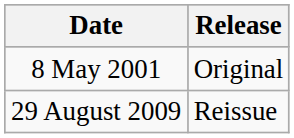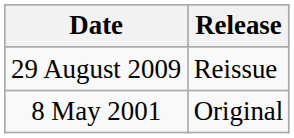rows swapped: (96, 68) <-> (96, 111)
